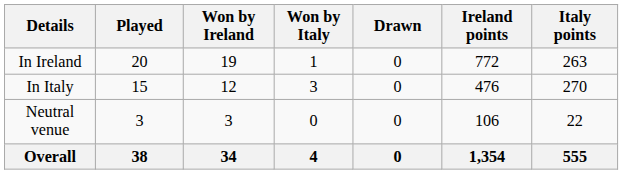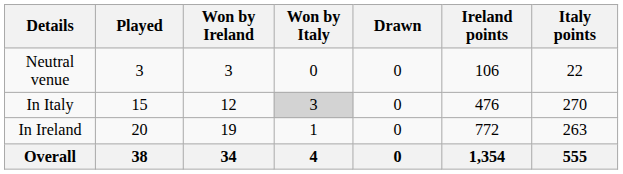rows swapped: (50, 61) <-> (50, 121)
(314, 86) no background -> (314, 104) lightgrey background
